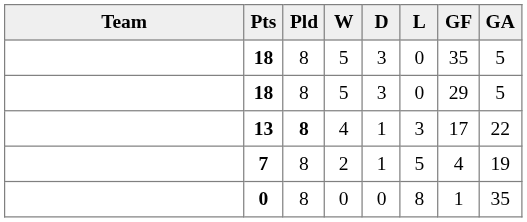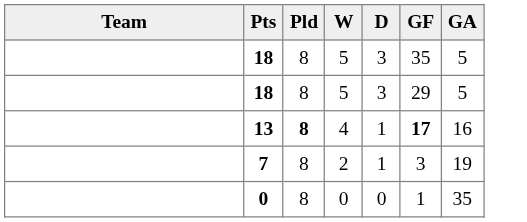- column: (419, 22)
(459, 128) normal -> (421, 128) bold
(500, 128) 22 -> (462, 128) 16
(459, 163) 4 -> (421, 163) 3
